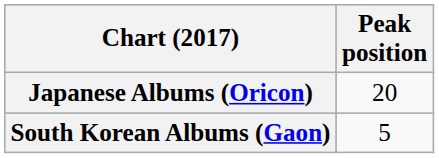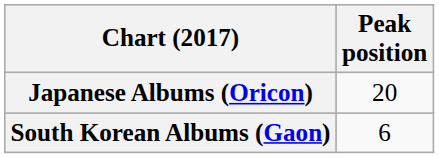(385, 132) 5 -> (385, 132) 6
